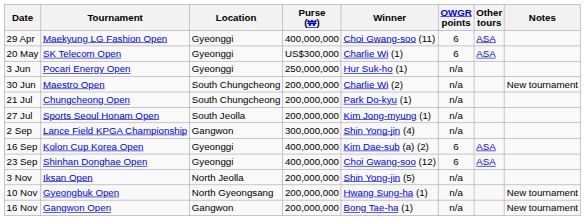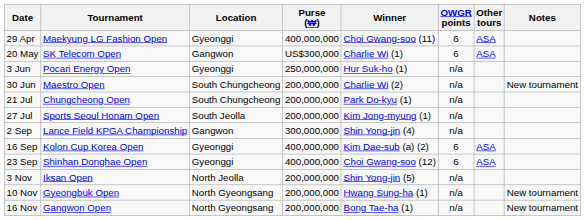(213, 54) Gyeonggi -> (213, 54) Gangwon
(213, 208) Gangwon -> (233, 208) North Gyeongsang
